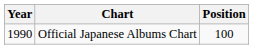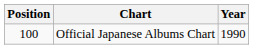columns swapped: (20, 14) <-> (224, 14)
